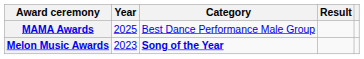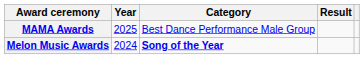(125, 45) 2023 -> (125, 45) 2024
